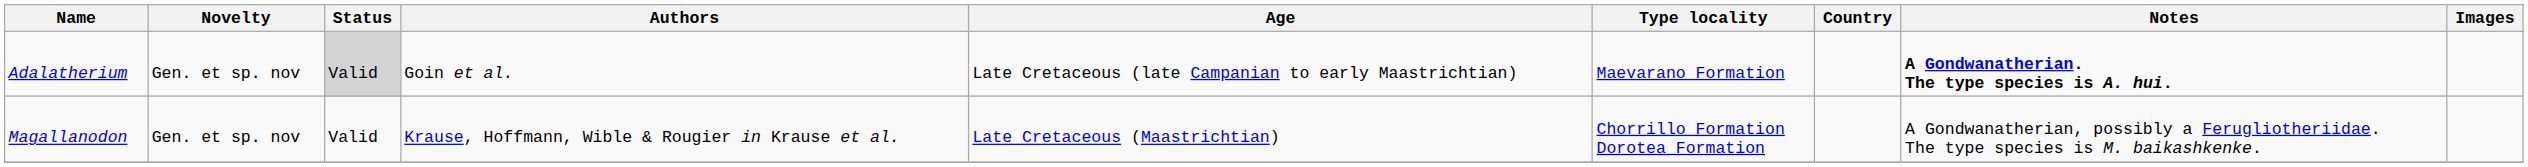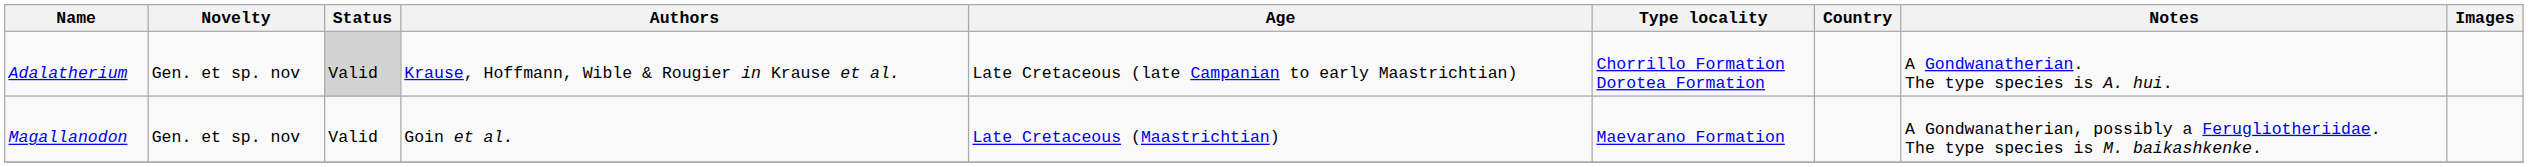(459, 74) Goin et al. -> (652, 74) Krause, Hoffmann, Wible & Rougier in Krause et al.
(1691, 74) Maevarano Formation -> (1691, 74) Chorrillo Formation Dorotea Formation
(2039, 74) bold -> (2039, 74) normal
(652, 139) Krause, Hoffmann, Wible & Rougier in Krause et al. -> (459, 139) Goin et al.
(1691, 139) Chorrillo Formation Dorotea Formation -> (1691, 139) Maevarano Formation
